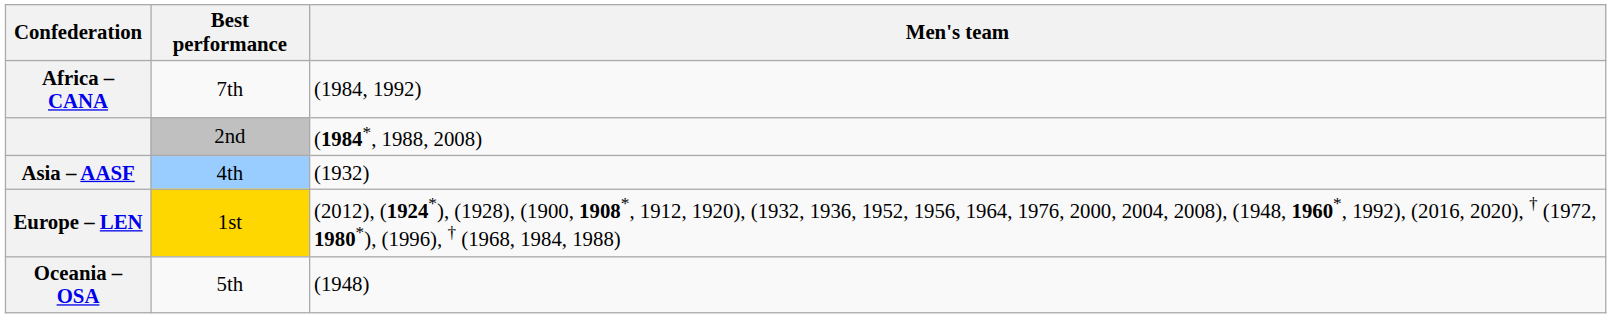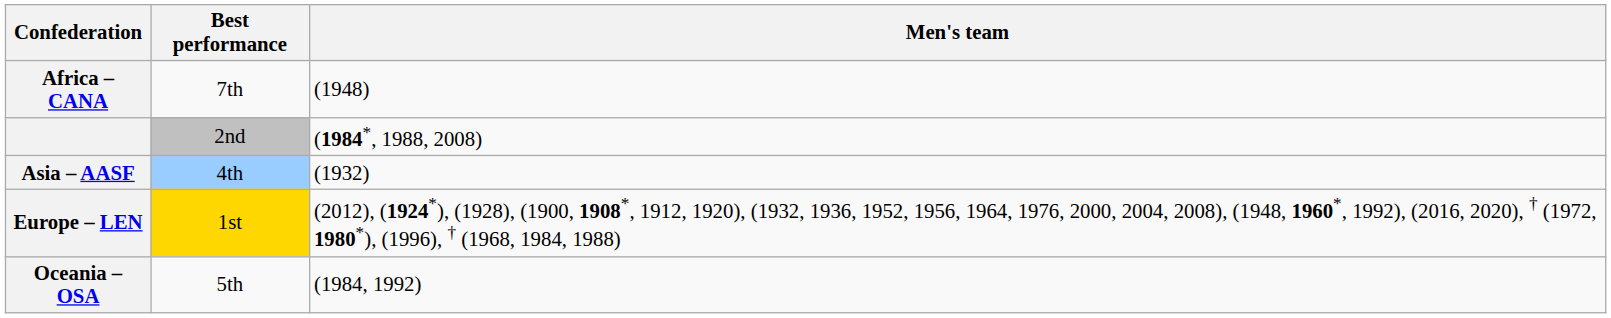(368, 89) (1984, 1992) -> (342, 89) (1948)
(342, 284) (1948) -> (368, 284) (1984, 1992)
